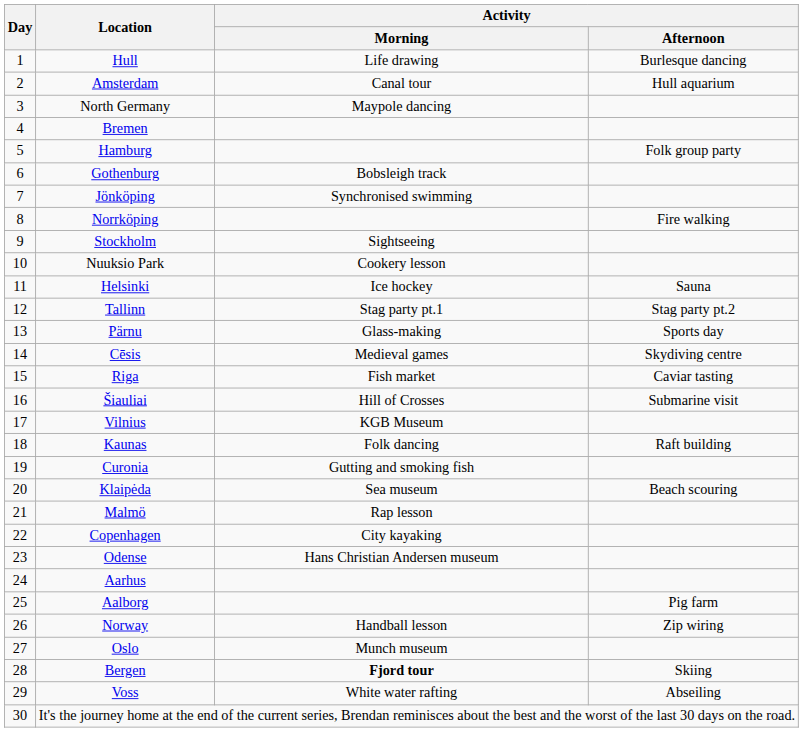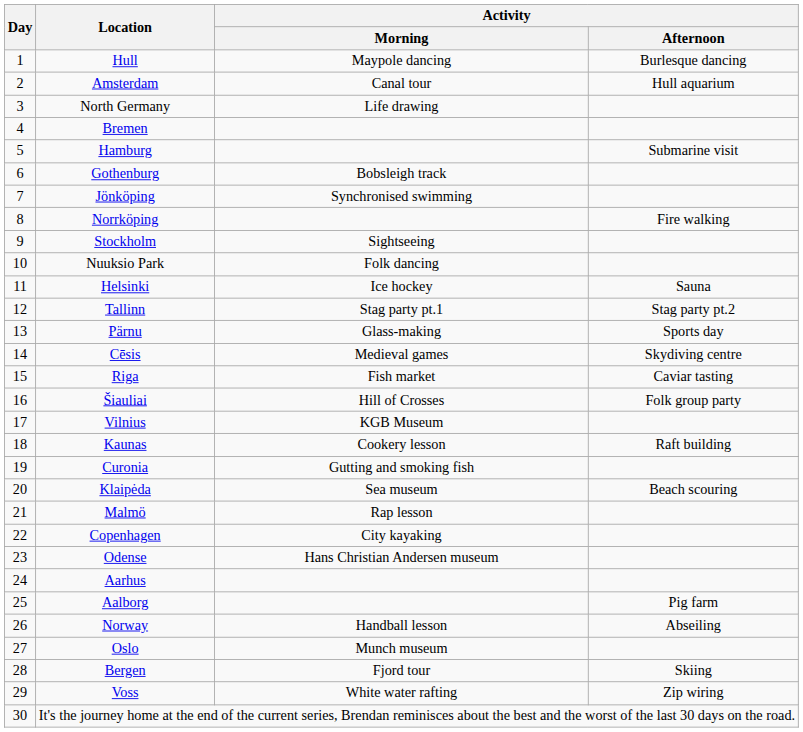(401, 60) Life drawing -> (401, 60) Maypole dancing
(401, 106) Maypole dancing -> (401, 106) Life drawing
(693, 151) Folk group party -> (693, 151) Submarine visit
(401, 264) Cookery lesson -> (401, 264) Folk dancing
(693, 399) Submarine visit -> (693, 399) Folk group party
(401, 444) Folk dancing -> (401, 444) Cookery lesson
(693, 625) Zip wiring -> (693, 625) Abseiling
(401, 670) bold -> (401, 670) normal
(693, 693) Abseiling -> (693, 693) Zip wiring
